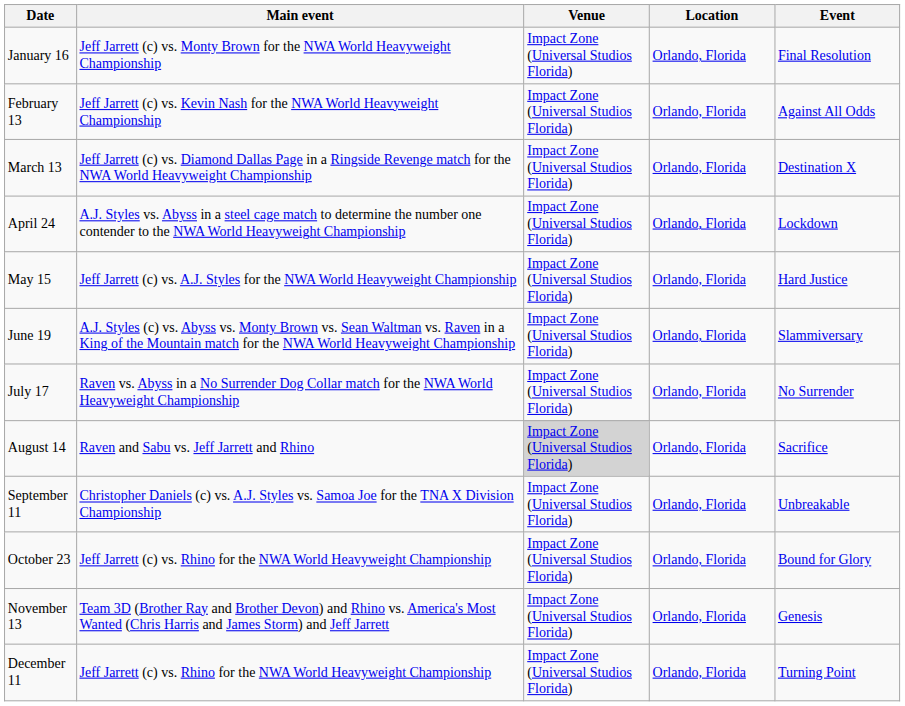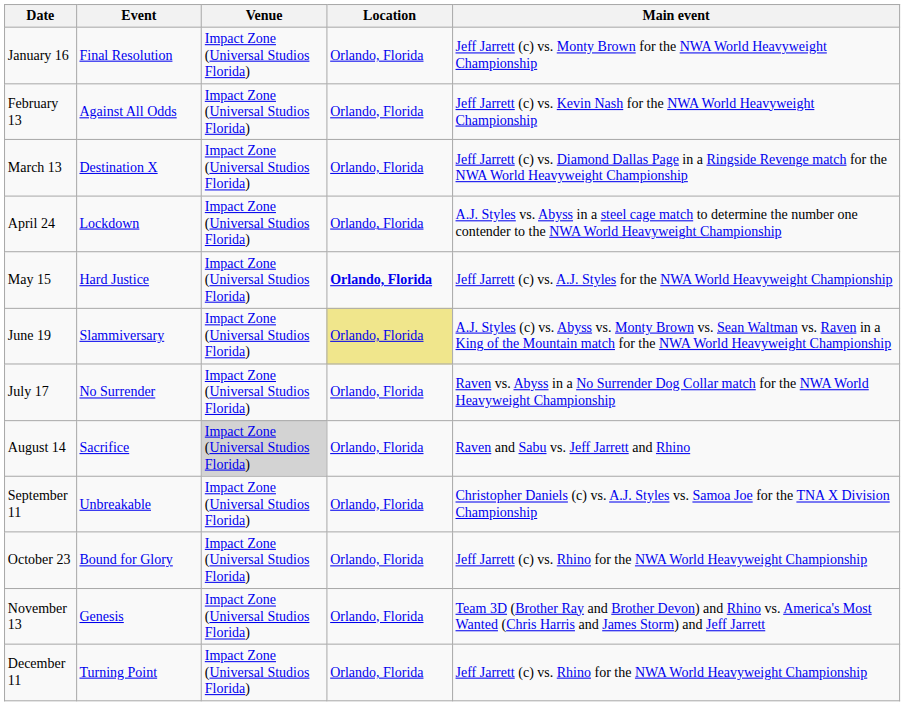columns swapped: (837, 15) <-> (300, 15)
(699, 279) normal -> (381, 279) bold
(699, 335) no background -> (377, 335) khaki background
